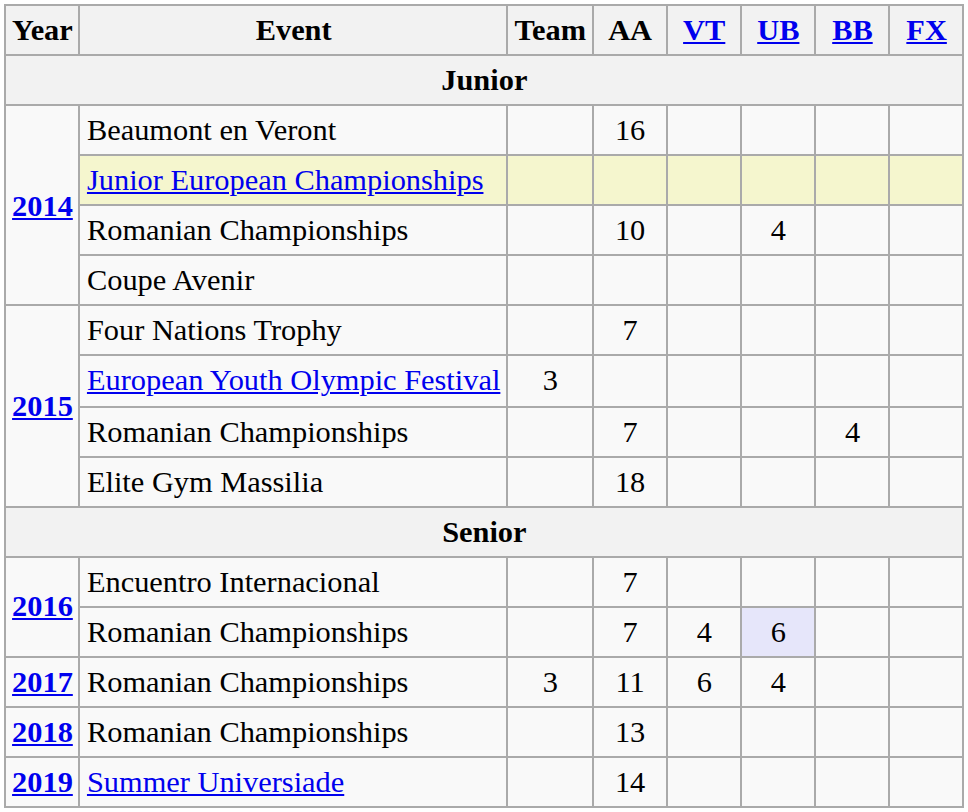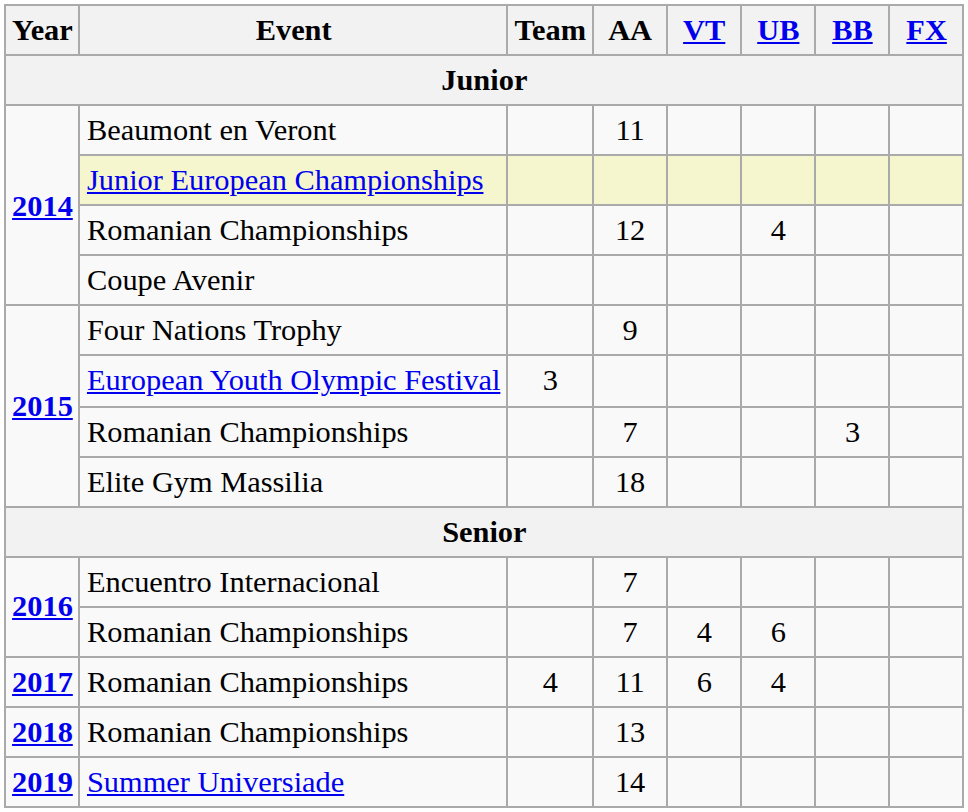(630, 130) 16 -> (630, 130) 11
(630, 230) 10 -> (630, 230) 12
(630, 330) 7 -> (630, 330) 9
(852, 430) 4 -> (852, 430) 3
(778, 631) lavender background -> (778, 631) no background
(550, 681) 3 -> (550, 681) 4
